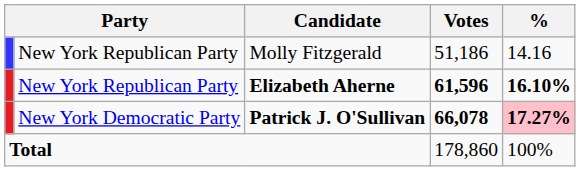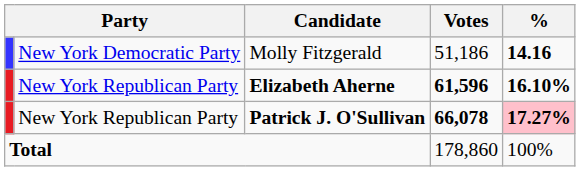(128, 53) New York Republican Party -> (129, 53) New York Democratic Party
(529, 53) normal -> (529, 53) bold
(129, 117) New York Democratic Party -> (128, 117) New York Republican Party
